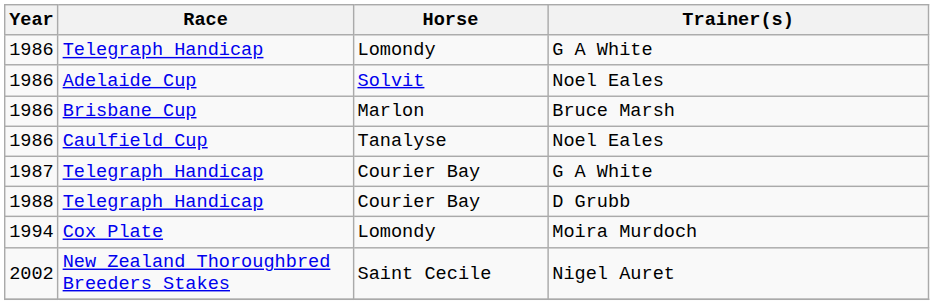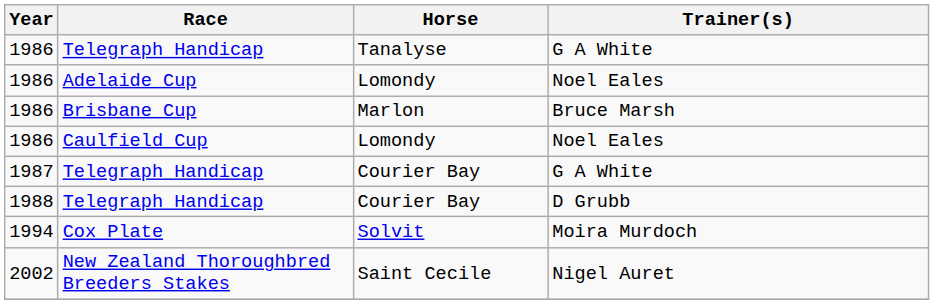(397, 50) Lomondy -> (402, 50) Tanalyse
(391, 80) Solvit -> (397, 80) Lomondy
(402, 141) Tanalyse -> (397, 141) Lomondy
(397, 232) Lomondy -> (391, 232) Solvit
